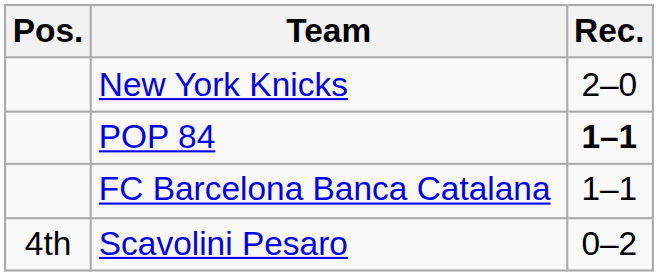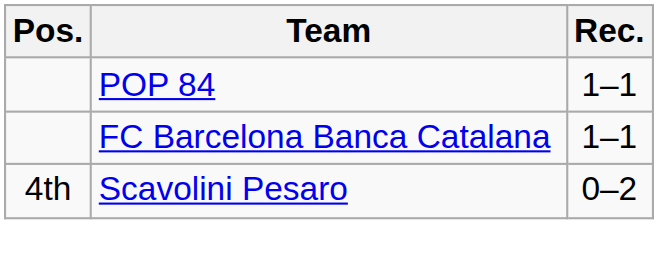- row: (223, 84)
(609, 137) bold -> (609, 84) normal
